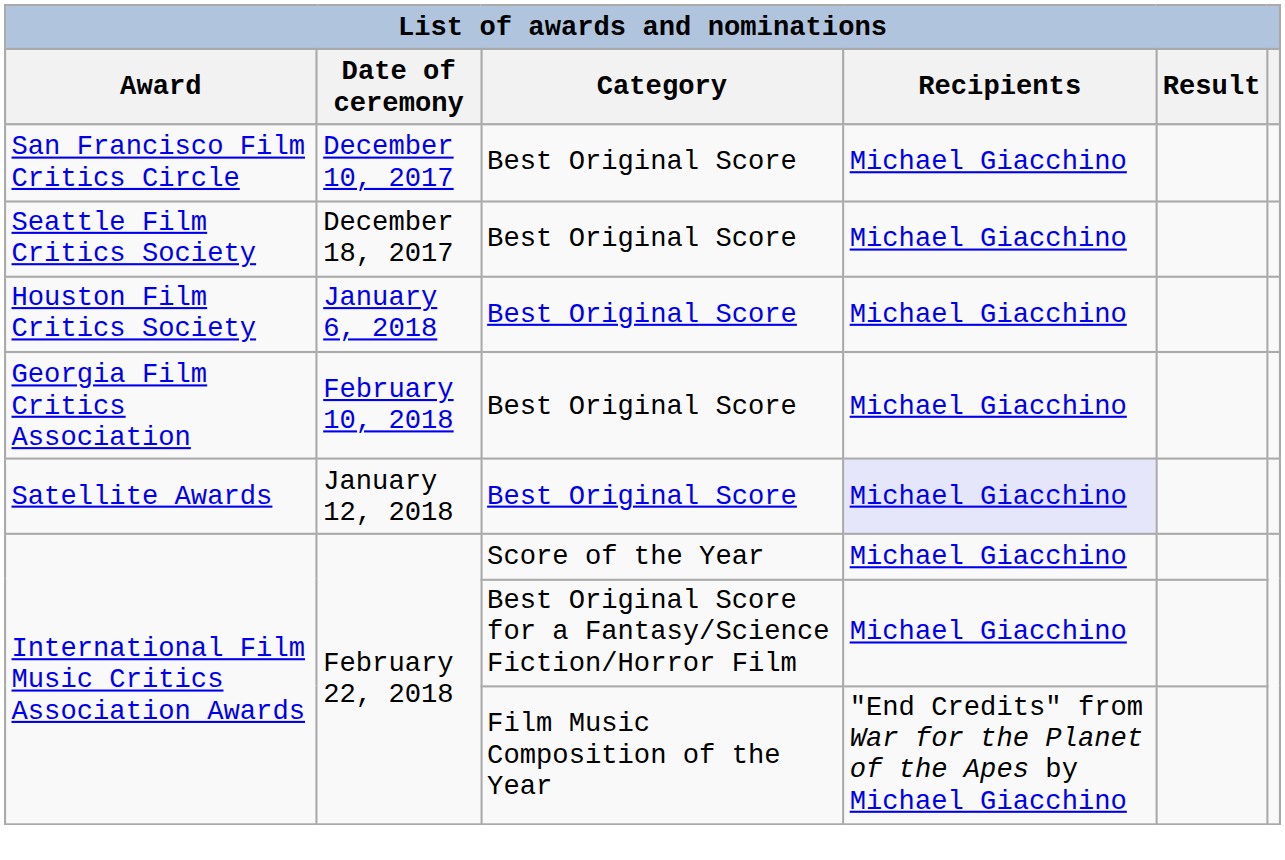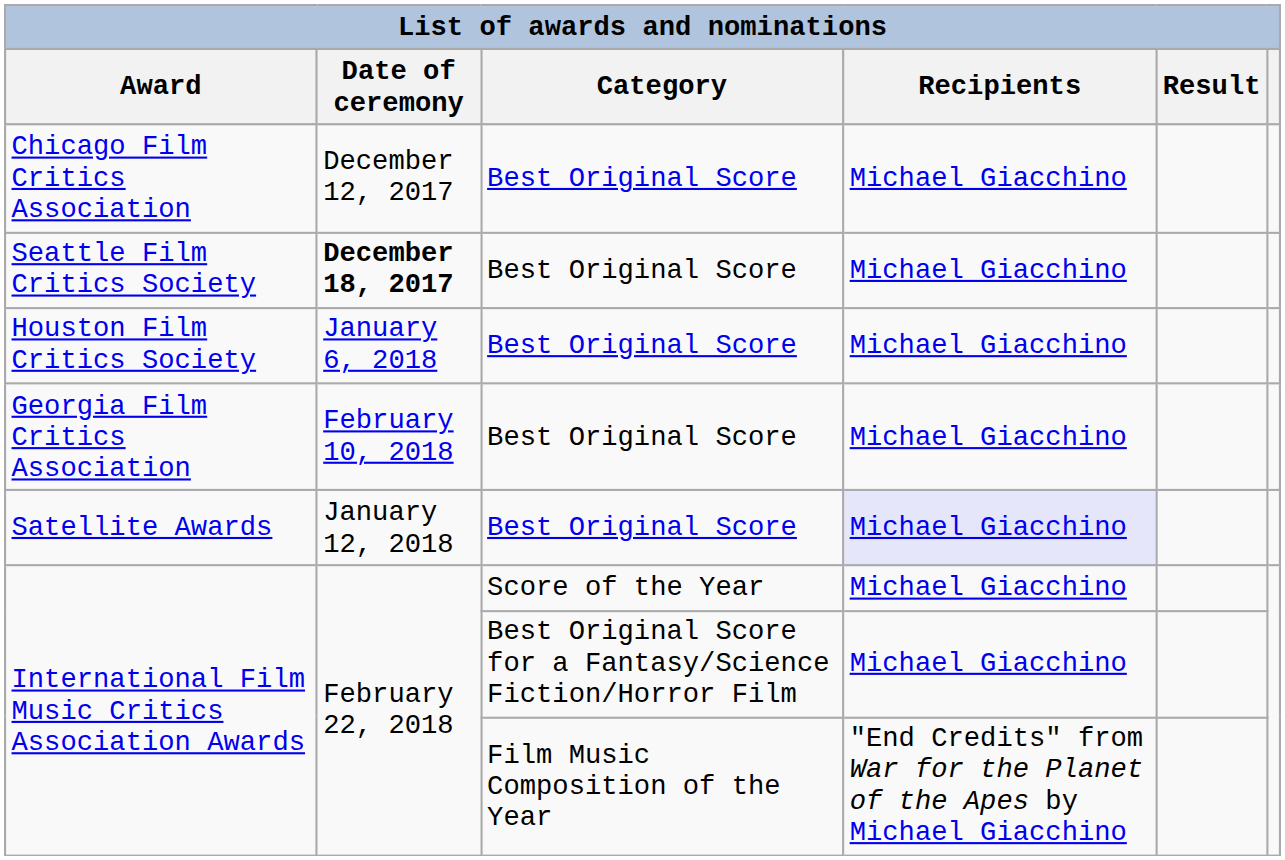- row: (158, 163)
+ row: (109, 178)
(388, 238) normal -> (388, 270) bold
